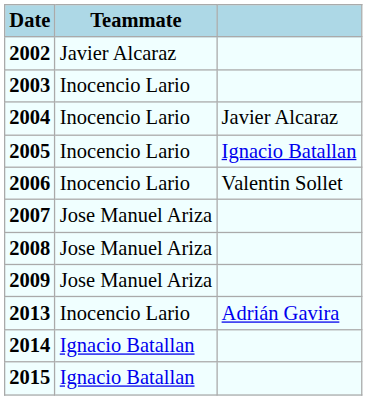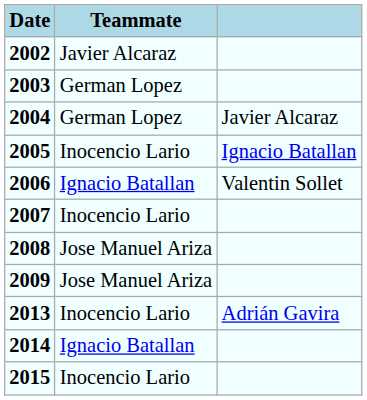(125, 85) Inocencio Lario -> (121, 85) German Lopez
(125, 118) Inocencio Lario -> (121, 118) German Lopez
(125, 183) Inocencio Lario -> (127, 183) Ignacio Batallan
(136, 215) Jose Manuel Ariza -> (125, 215) Inocencio Lario
(127, 378) Ignacio Batallan -> (125, 378) Inocencio Lario
